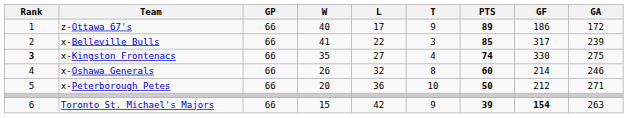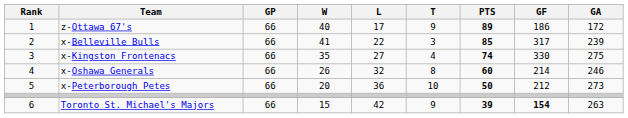(31, 56) bold -> (31, 56) normal
(596, 86) 271 -> (596, 86) 273
